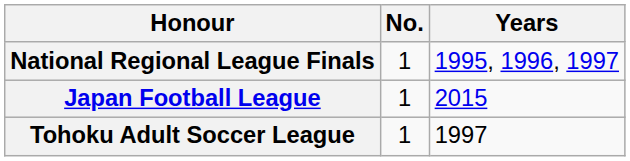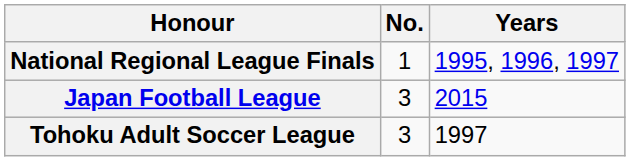(405, 98) 1 -> (405, 98) 3
(405, 135) 1 -> (405, 135) 3
